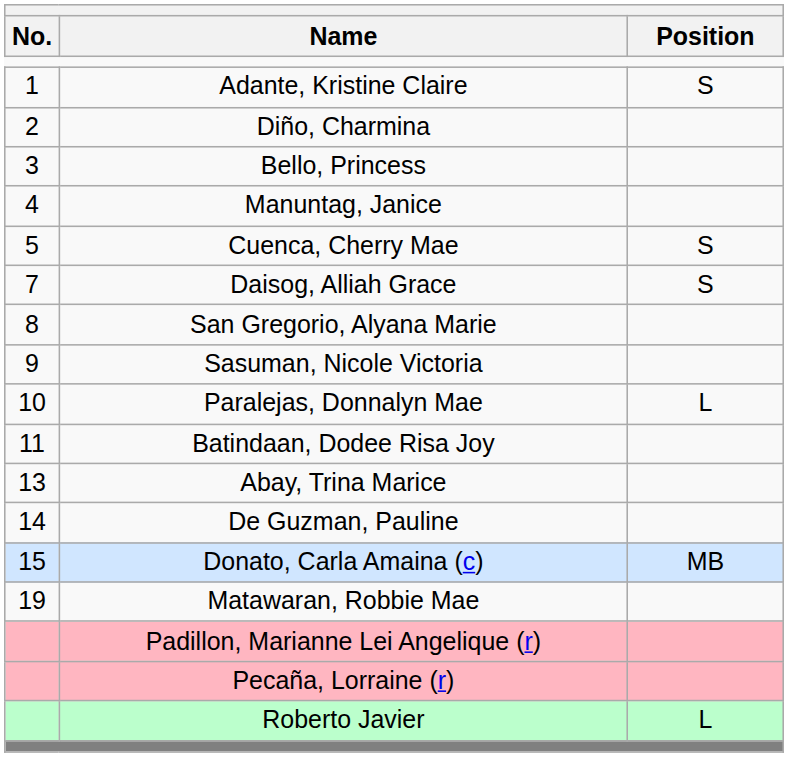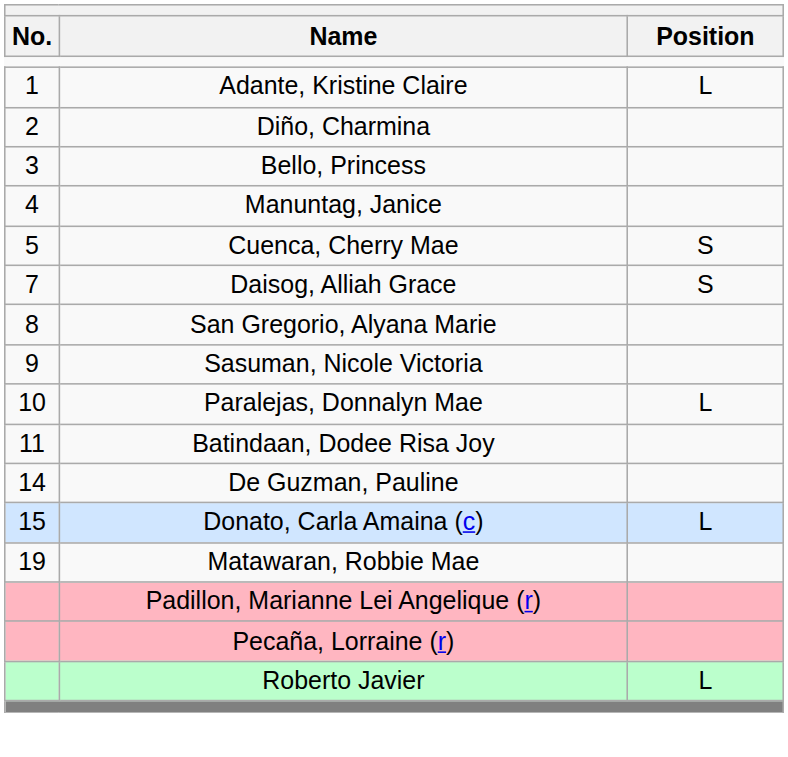(705, 86) S -> (705, 86) L
- row: (32, 482)
(705, 561) MB -> (705, 522) L
